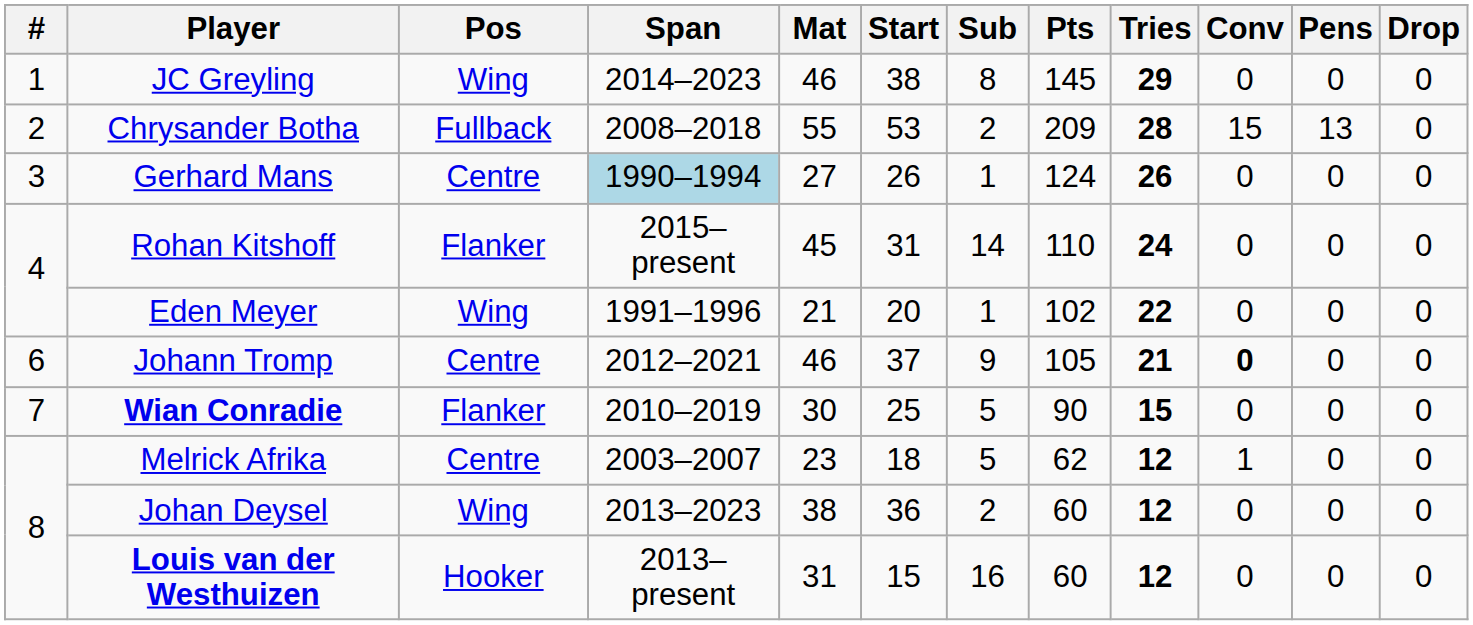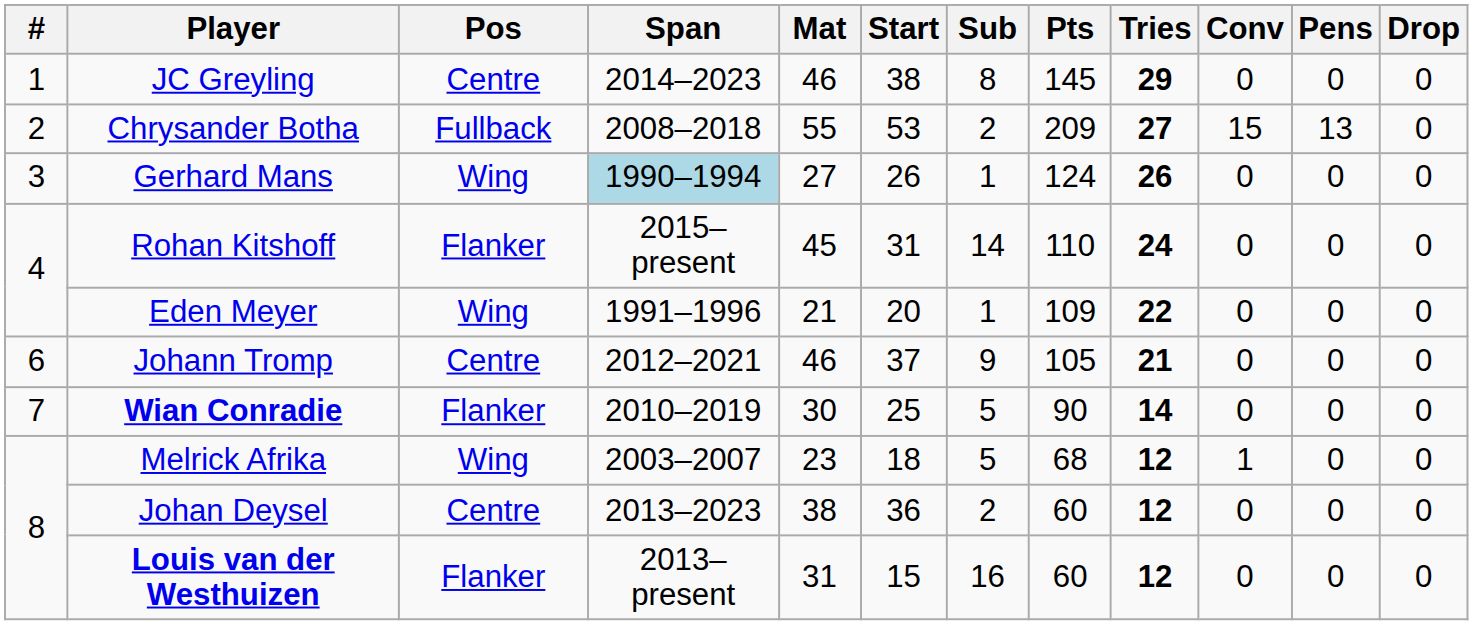(493, 78) Wing -> (493, 78) Centre
(1155, 128) 28 -> (1155, 128) 27
(493, 177) Centre -> (493, 177) Wing
(1070, 311) 102 -> (1070, 311) 109
(1245, 361) bold -> (1245, 361) normal
(1155, 410) 15 -> (1155, 410) 14
(493, 460) Centre -> (493, 460) Wing
(1070, 460) 62 -> (1070, 460) 68
(493, 509) Wing -> (493, 509) Centre
(493, 576) Hooker -> (493, 576) Flanker
